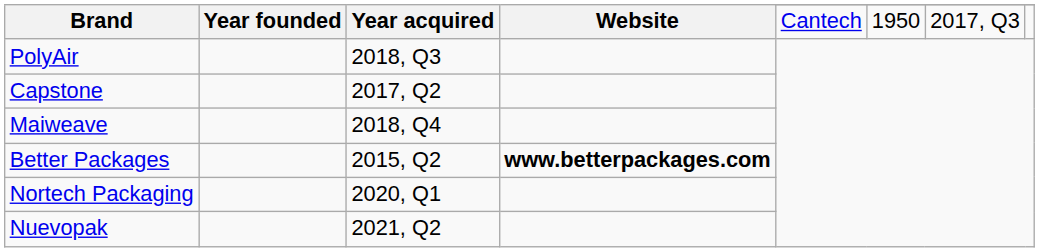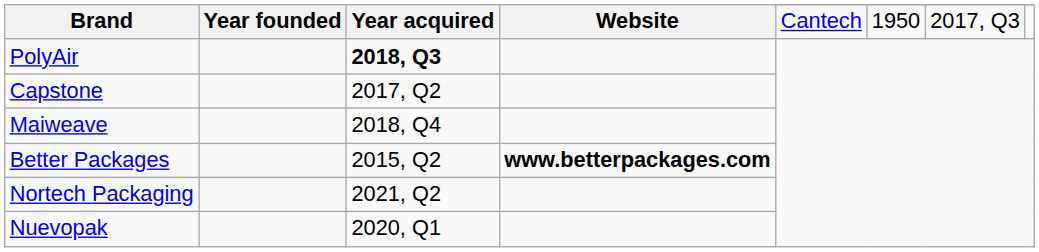(396, 56) normal -> (396, 56) bold
(396, 194) 2020, Q1 -> (396, 194) 2021, Q2
(396, 228) 2021, Q2 -> (396, 228) 2020, Q1
